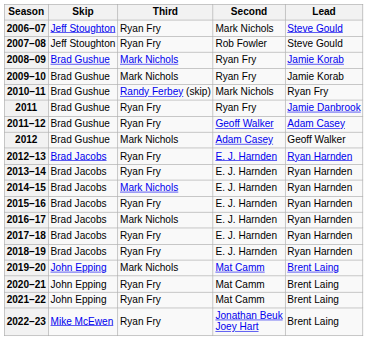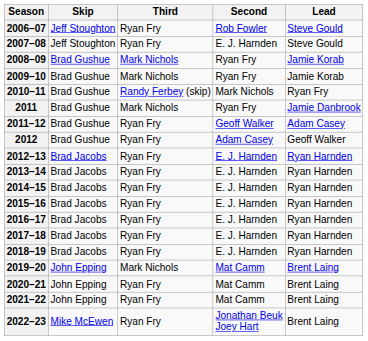(245, 28) Mark Nichols -> (241, 28) Rob Fowler
(241, 44) Rob Fowler -> (246, 44) E. J. Harnden
(140, 108) Ryan Fry -> (149, 108) Mark Nichols
(149, 140) Mark Nichols -> (140, 140) Ryan Fry
(149, 188) Mark Nichols -> (140, 188) Ryan Fry
(149, 220) Mark Nichols -> (140, 220) Ryan Fry
